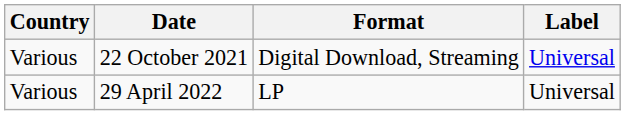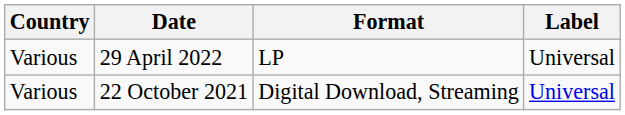rows swapped: (174, 57) <-> (161, 92)
